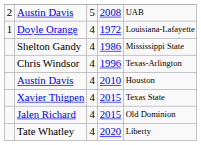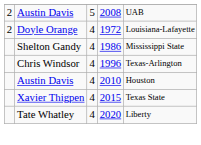(9, 30) 1 -> (9, 30) 2
- row: (46, 115)
